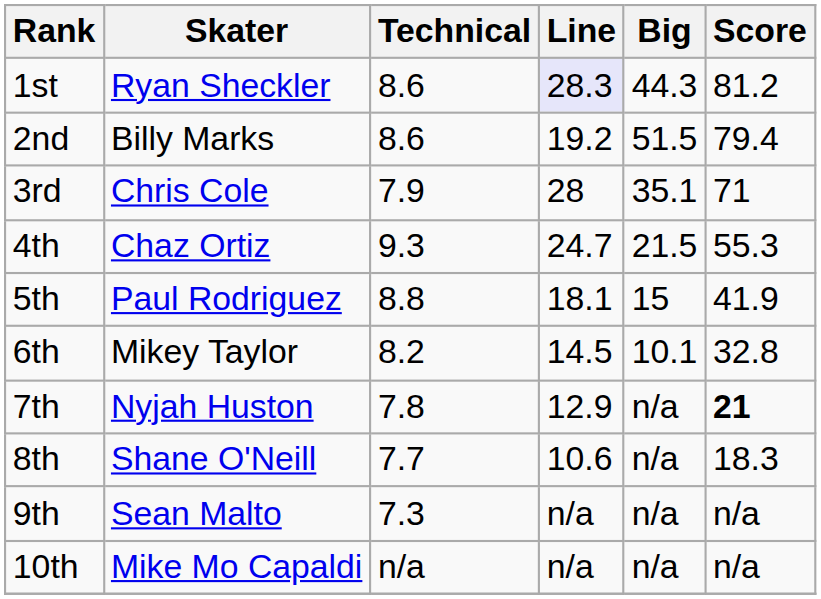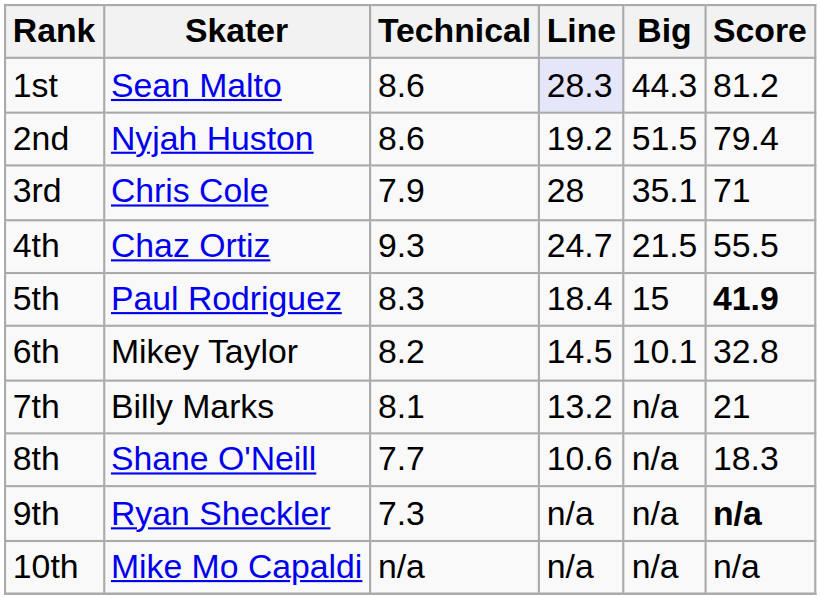(221, 84) Ryan Sheckler -> (196, 84) Sean Malto
(193, 138) Billy Marks -> (212, 138) Nyjah Huston
(746, 245) 55.3 -> (746, 245) 55.5
(401, 298) 8.8 -> (401, 298) 8.3
(580, 298) 18.1 -> (580, 298) 18.4
(746, 298) normal -> (746, 298) bold
(212, 406) Nyjah Huston -> (193, 406) Billy Marks
(401, 406) 7.8 -> (401, 406) 8.1
(580, 406) 12.9 -> (580, 406) 13.2
(732, 406) bold -> (732, 406) normal
(196, 513) Sean Malto -> (221, 513) Ryan Sheckler
(736, 513) normal -> (737, 513) bold
